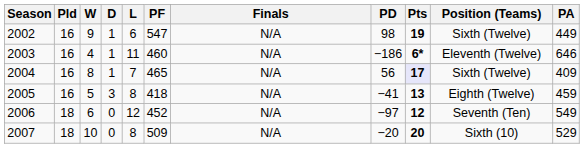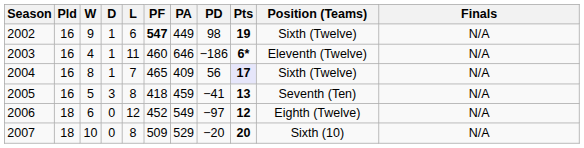columns swapped: (566, 14) <-> (271, 14)
(157, 34) normal -> (157, 34) bold
(492, 93) Eighth (Twelve) -> (317, 93) Seventh (Ten)
(492, 113) Seventh (Ten) -> (317, 113) Eighth (Twelve)
